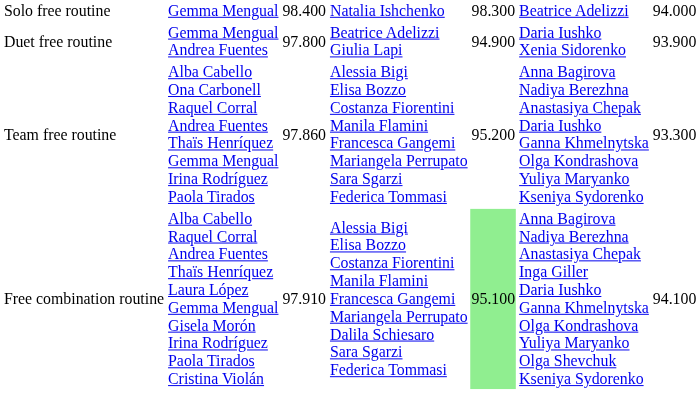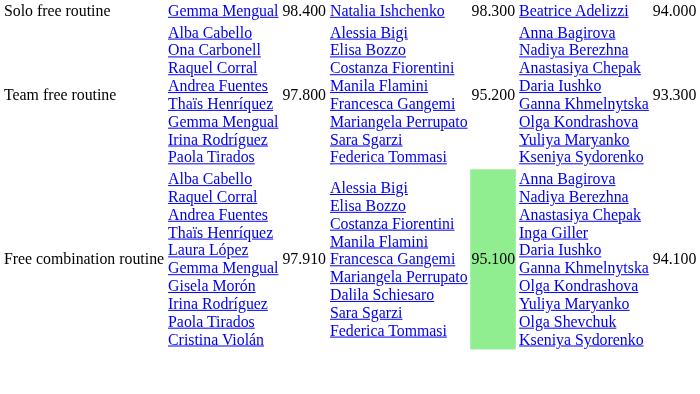- row: (58, 41)
(304, 134) 97.860 -> (304, 95) 97.800
